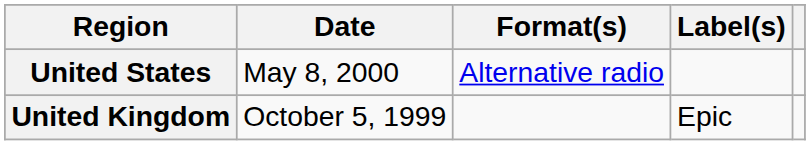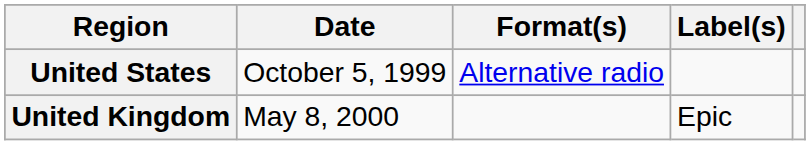(321, 71) May 8, 2000 -> (345, 71) October 5, 1999
(345, 116) October 5, 1999 -> (321, 116) May 8, 2000
